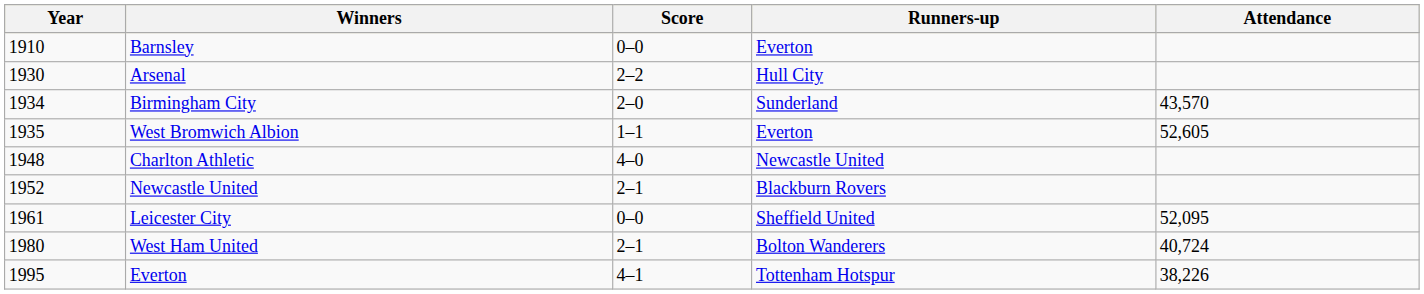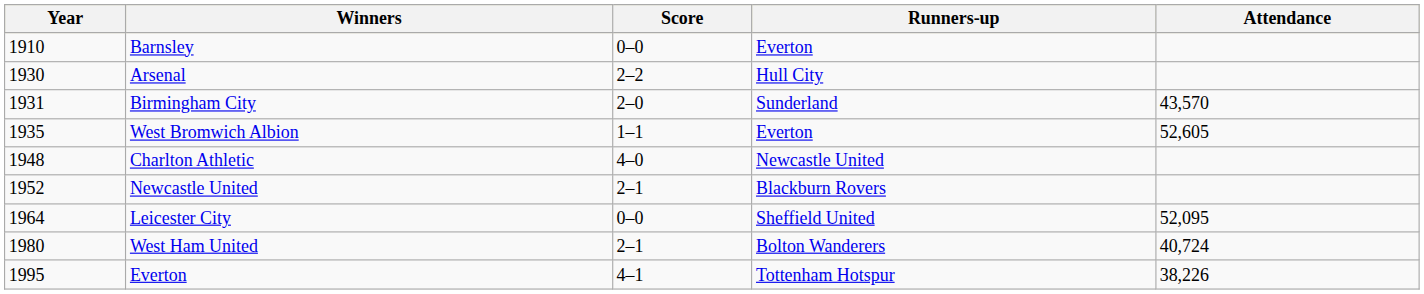(27, 103) 1934 -> (27, 103) 1931
(27, 217) 1961 -> (27, 217) 1964
